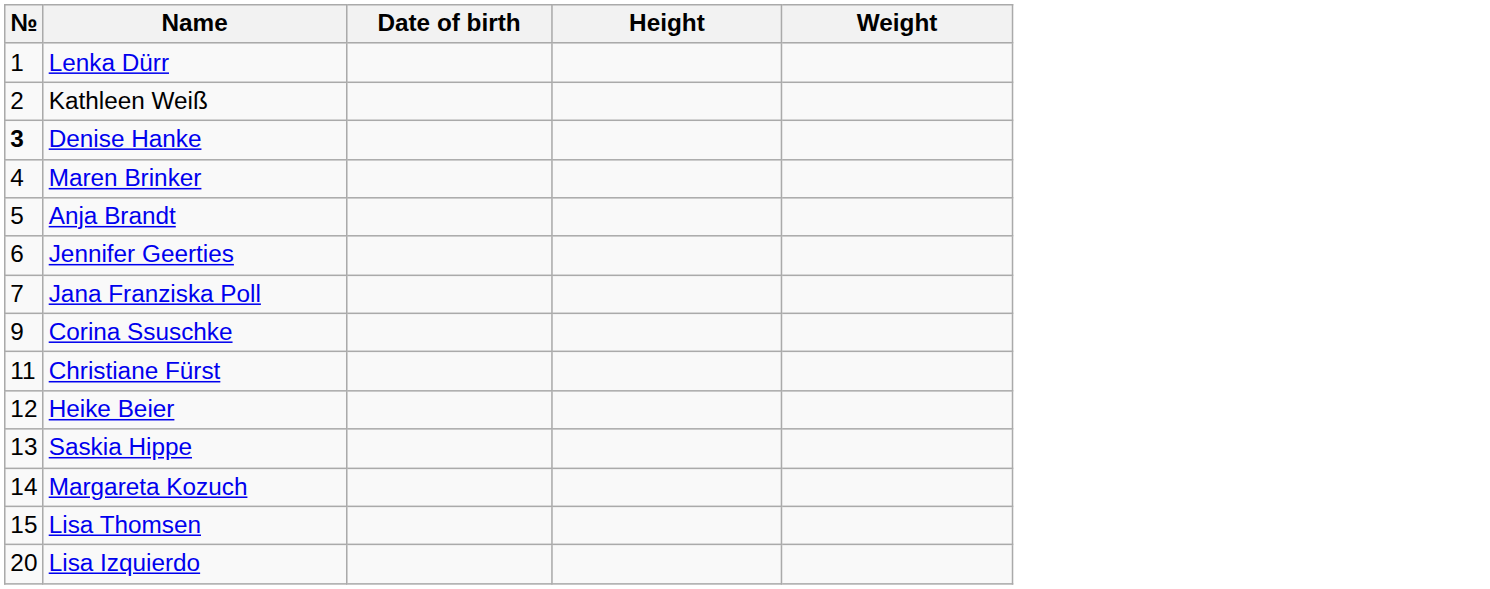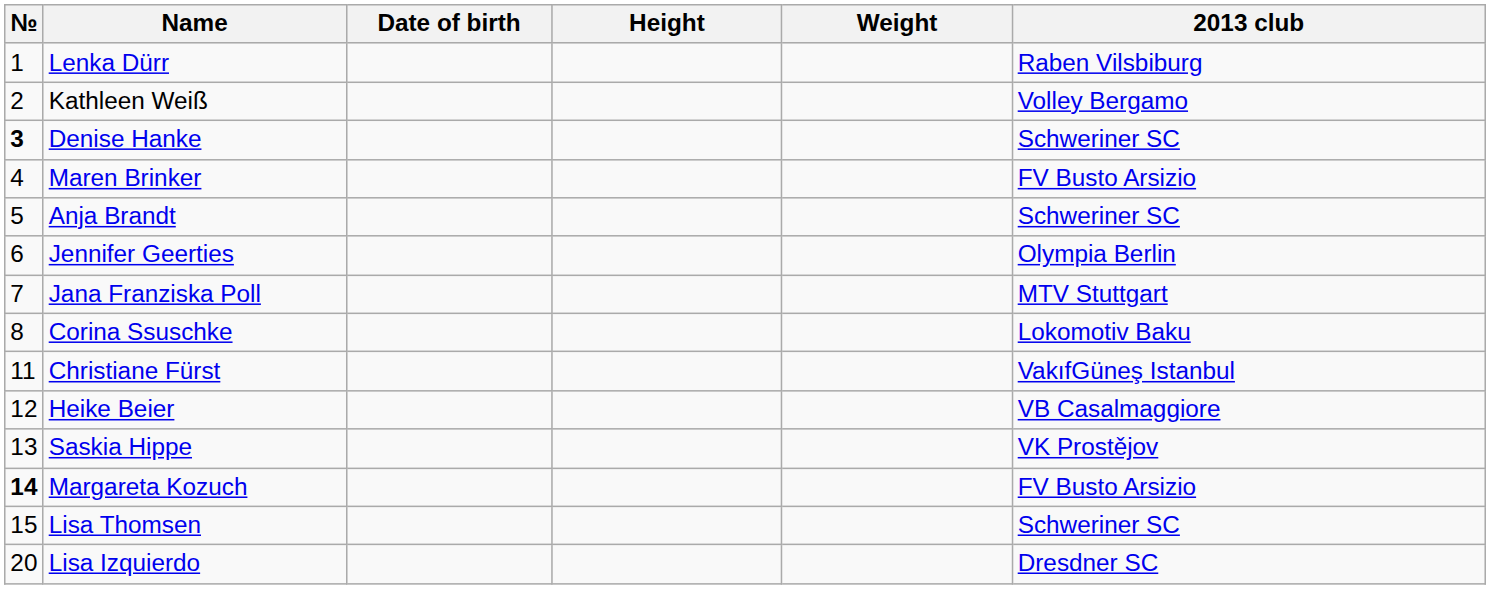+ column: (1249, 23)
(17, 332) 9 -> (17, 332) 8
(24, 486) normal -> (24, 486) bold
